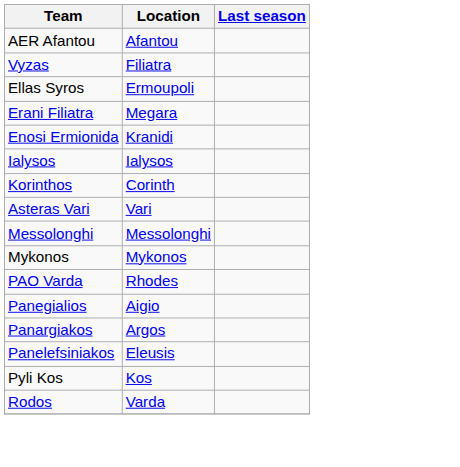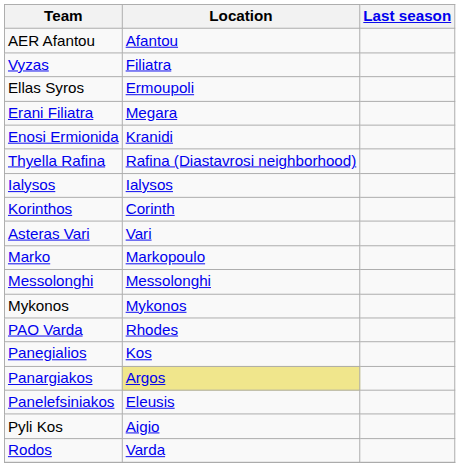+ row: (57, 161)
+ row: (29, 257)
(143, 305) Aigio -> (139, 354) Kos
(146, 329) no background -> (146, 378) khaki background
(139, 378) Kos -> (143, 426) Aigio
